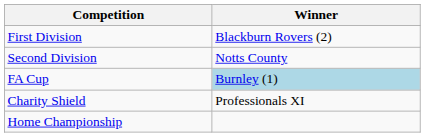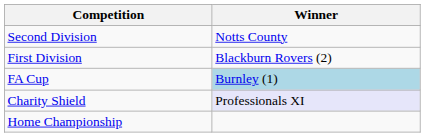rows swapped: (45, 36) <-> (52, 57)
(260, 100) no background -> (260, 100) lavender background
